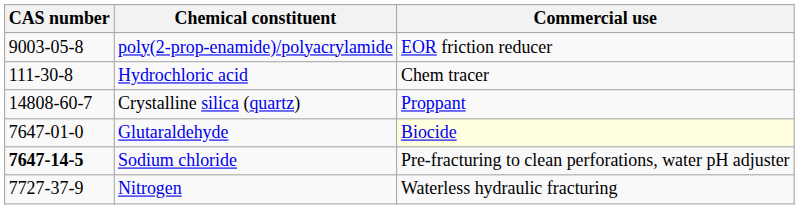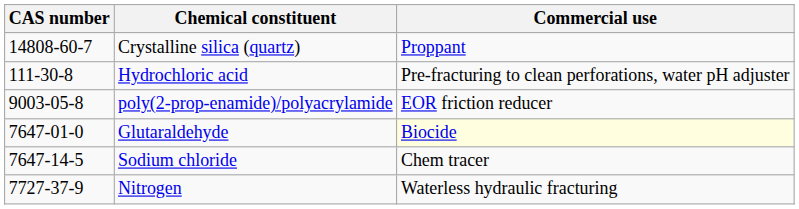rows swapped: (255, 47) <-> (209, 103)
(445, 75) Chem tracer -> (595, 75) Pre-fracturing to clean perforations, water pH adjuster
(46, 160) bold -> (46, 160) normal
(595, 160) Pre-fracturing to clean perforations, water pH adjuster -> (445, 160) Chem tracer
